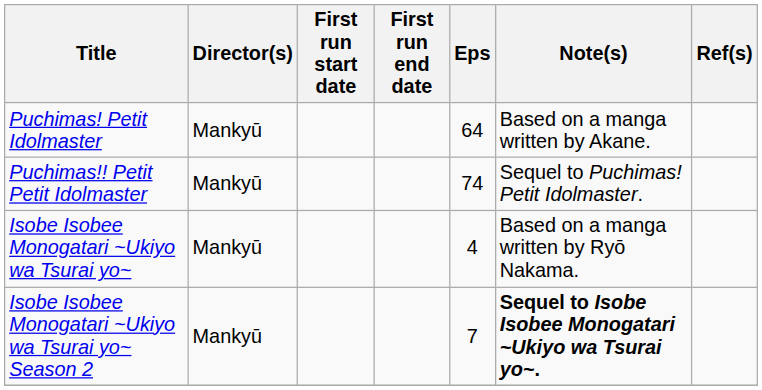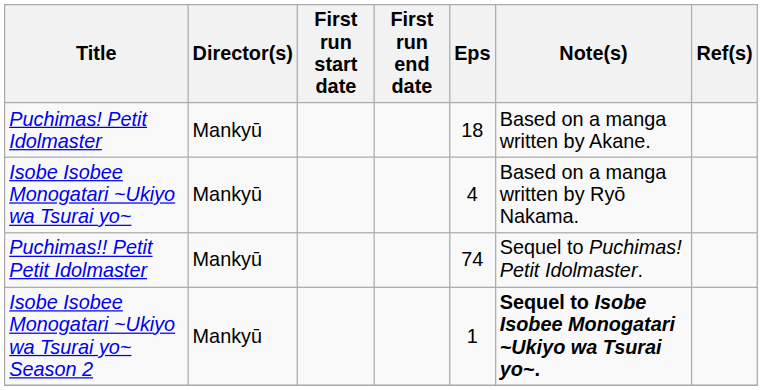(472, 129) 64 -> (472, 129) 18
rows swapped: (92, 248) <-> (81, 183)
(472, 335) 7 -> (472, 335) 1
